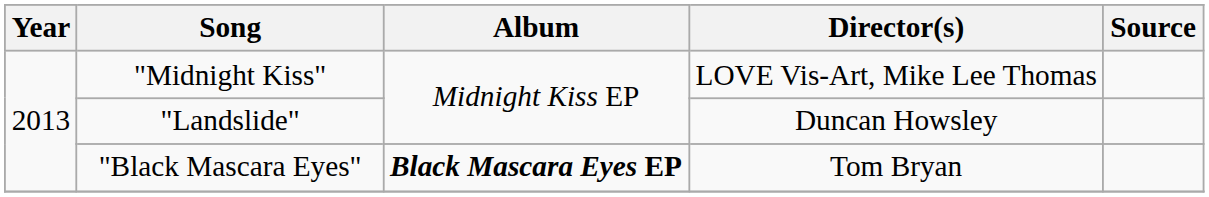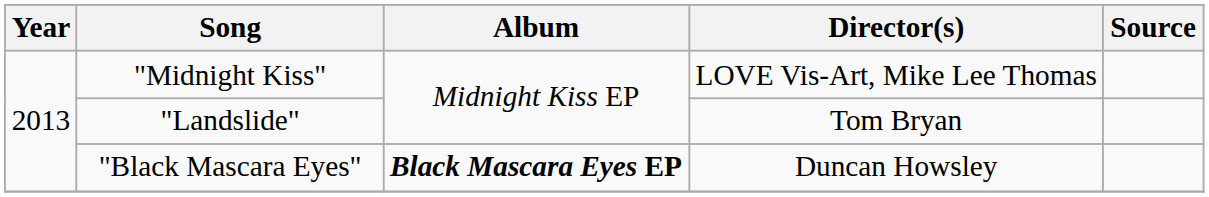(896, 120) Duncan Howsley -> (896, 120) Tom Bryan
(896, 167) Tom Bryan -> (896, 167) Duncan Howsley
